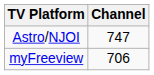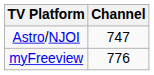(118, 59) 706 -> (118, 59) 776
